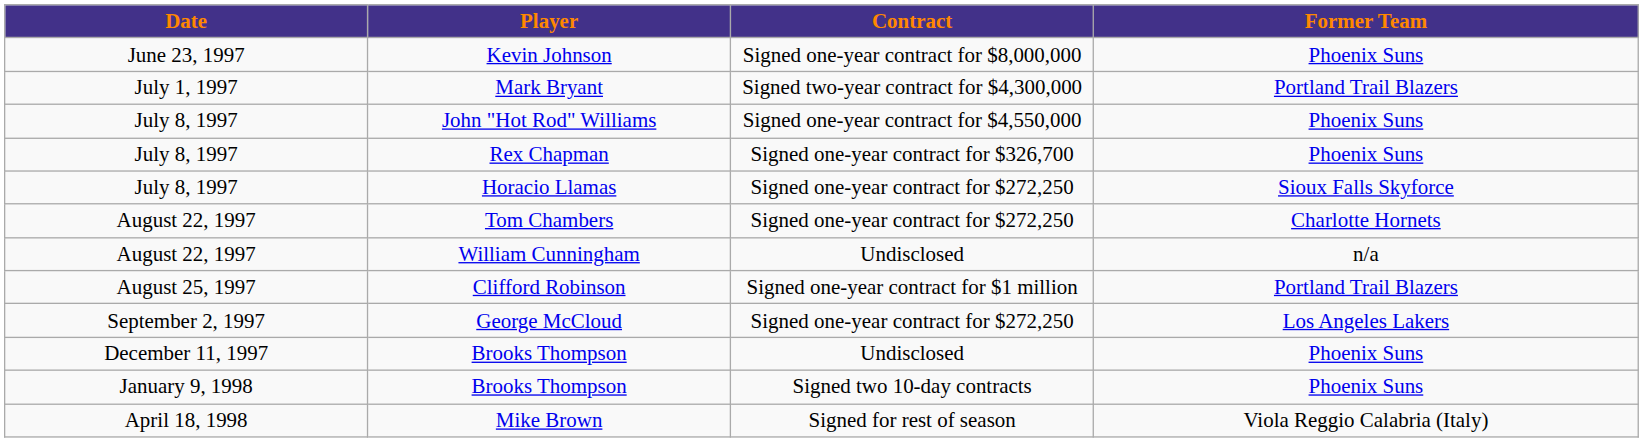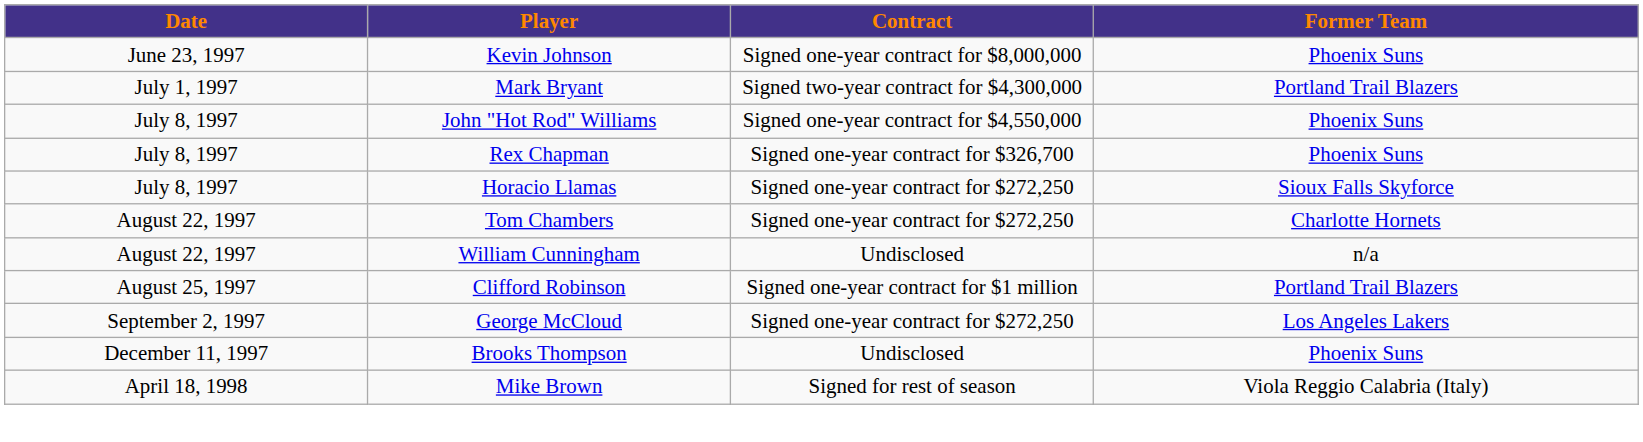- row: (186, 386)
